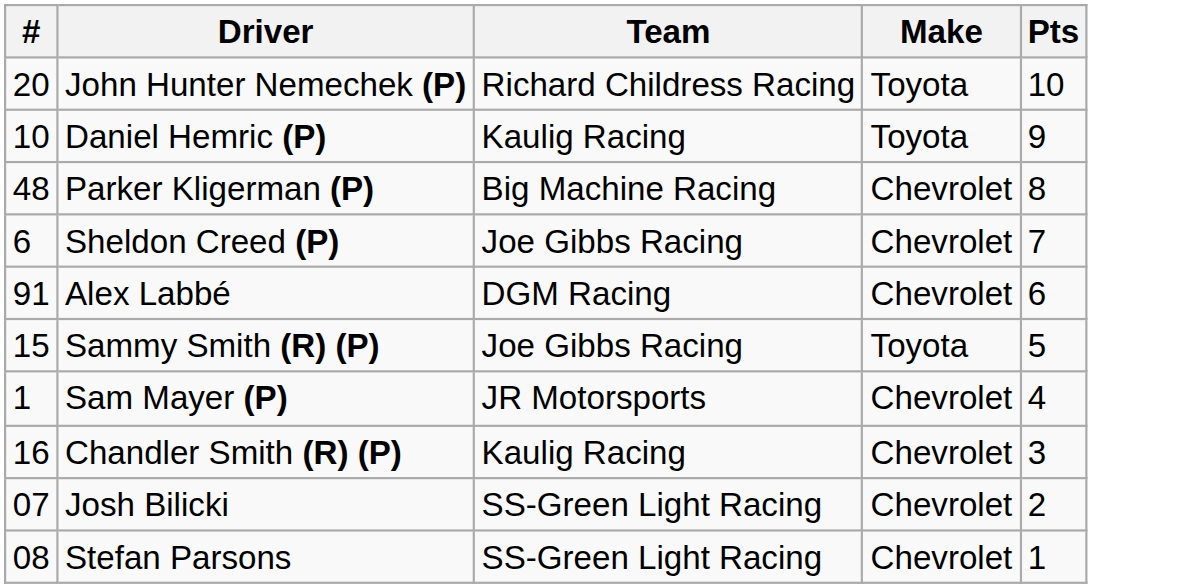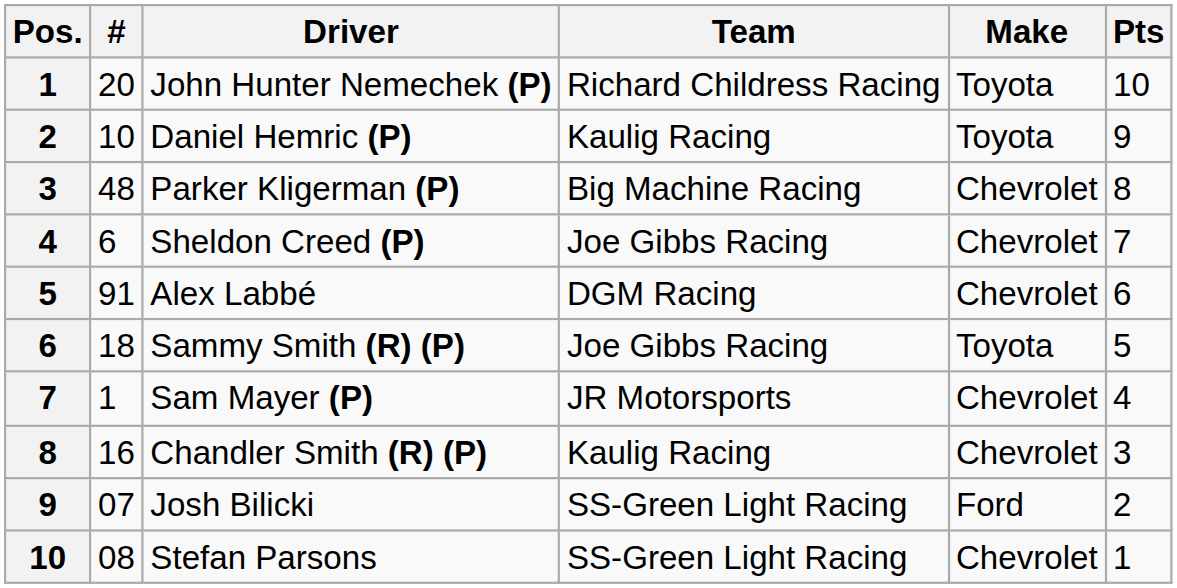+ column: (48, 32)
(31, 346) 15 -> (117, 346) 18
(941, 504) Chevrolet -> (990, 504) Ford
